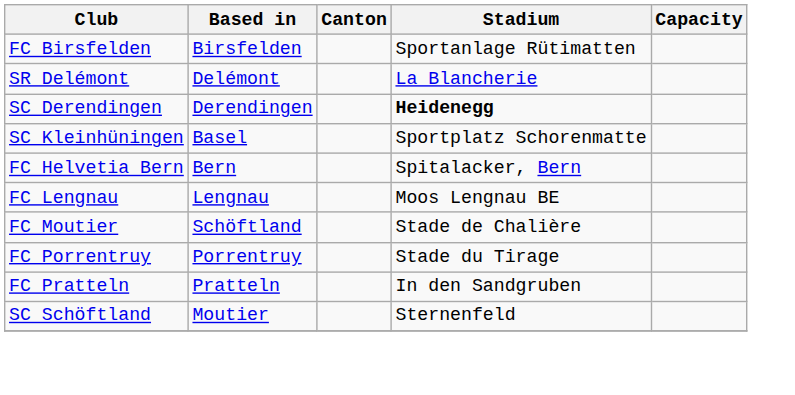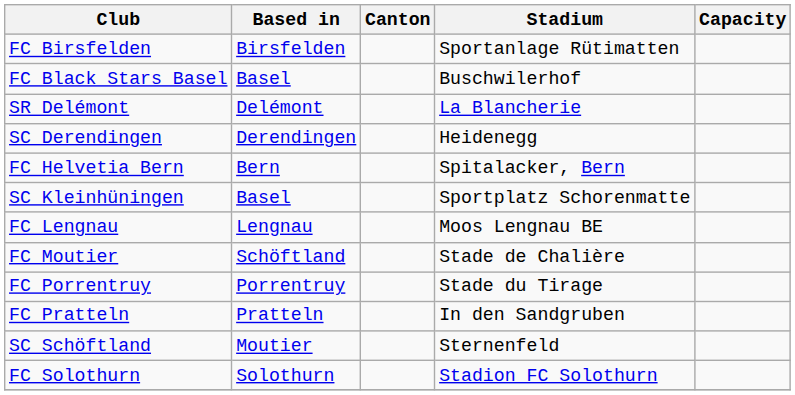+ row: (118, 79)
(445, 109) bold -> (488, 138) normal
rows swapped: (96, 168) <-> (96, 138)
+ row: (75, 375)
